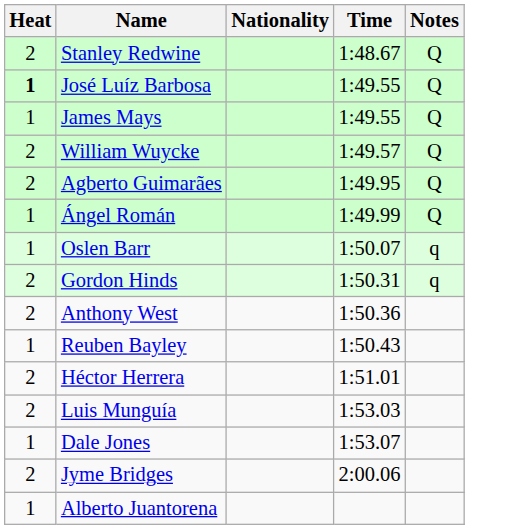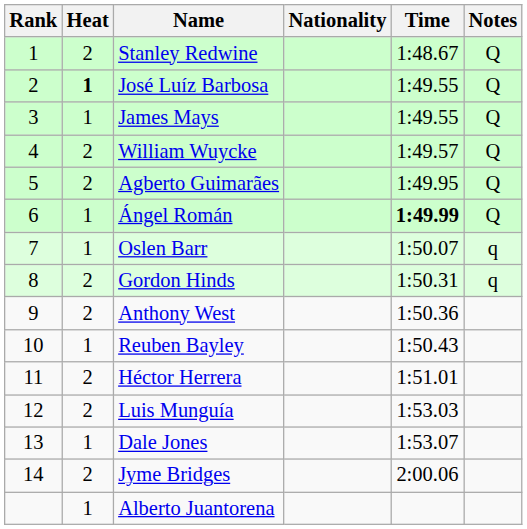+ column: (33, 20)
(370, 215) normal -> (427, 215) bold
